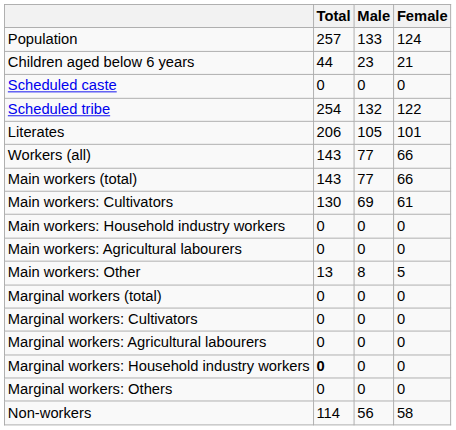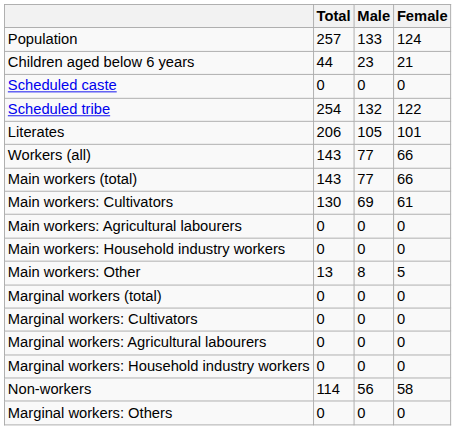rows swapped: (125, 249) <-> (147, 226)
(321, 366) bold -> (321, 366) normal
rows swapped: (90, 389) <-> (50, 413)
